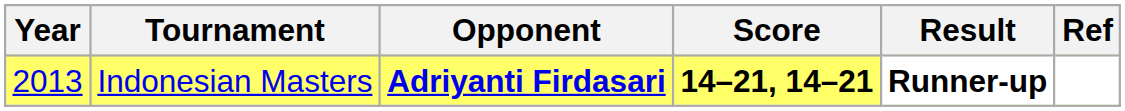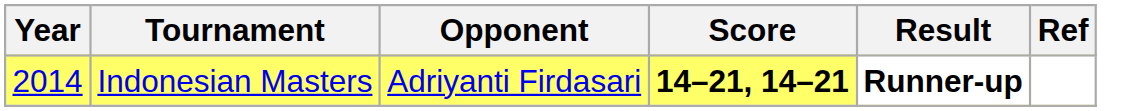(48, 80) 2013 -> (48, 80) 2014
(526, 80) bold -> (514, 80) normal
